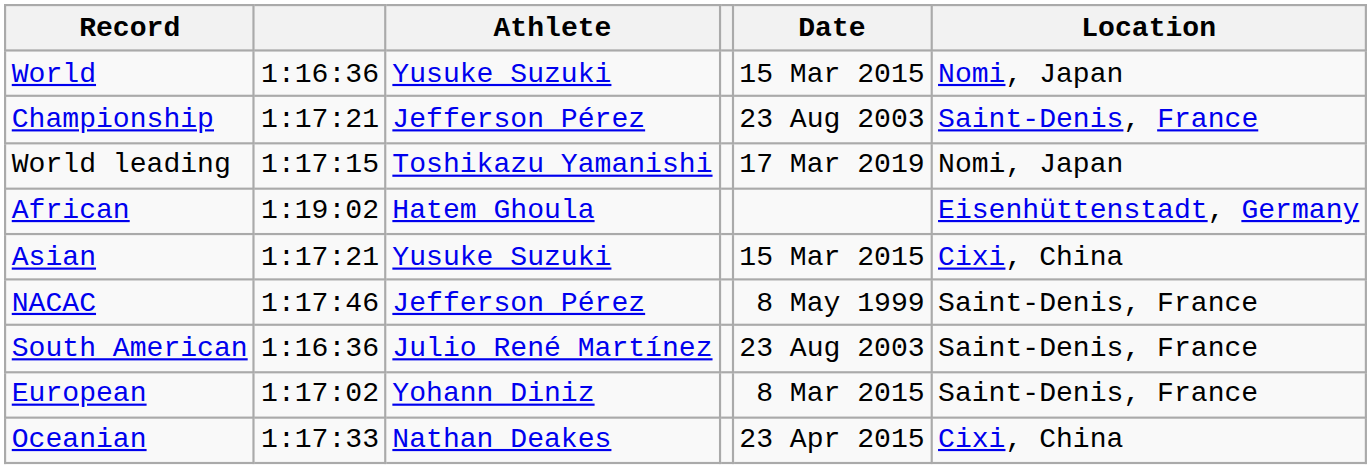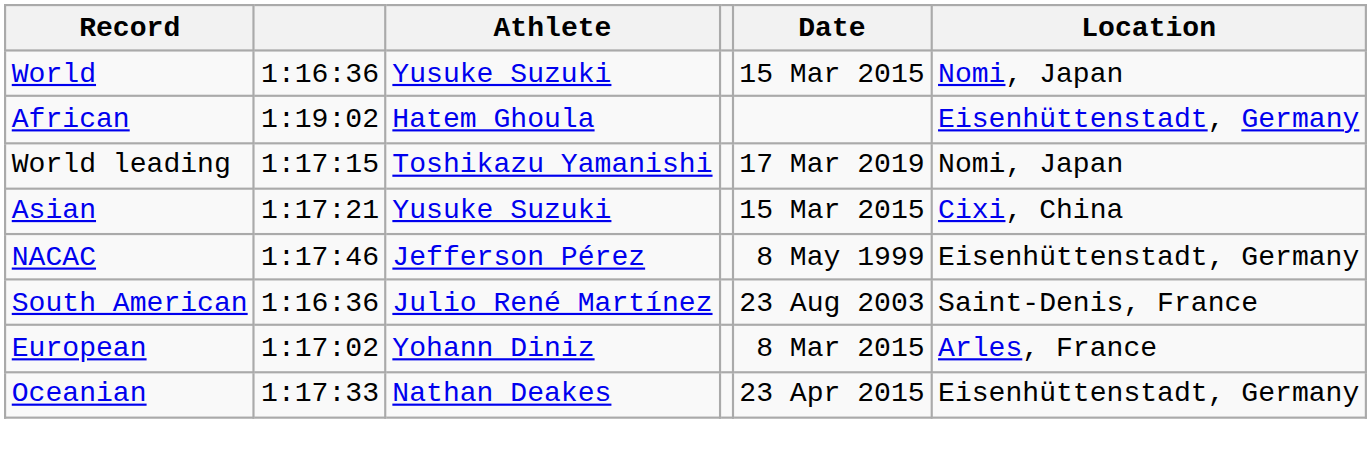- row: (113, 119)
rows swapped: (121, 165) <-> (71, 211)
(1098, 303) Saint-Denis, France -> (1149, 257) Eisenhüttenstadt, Germany
(1098, 394) Saint-Denis, France -> (1048, 348) Arles, France
(1031, 440) Cixi, China -> (1149, 394) Eisenhüttenstadt, Germany
